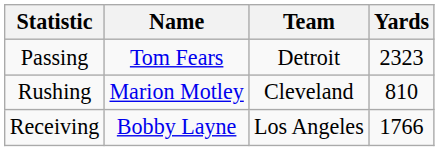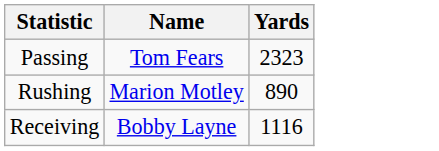- column: (309, 22)
(402, 92) 810 -> (282, 92) 890
(402, 127) 1766 -> (282, 127) 1116
